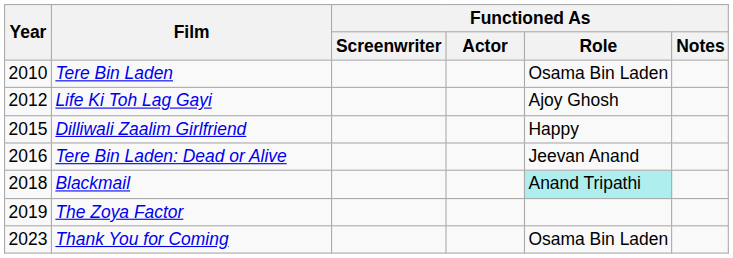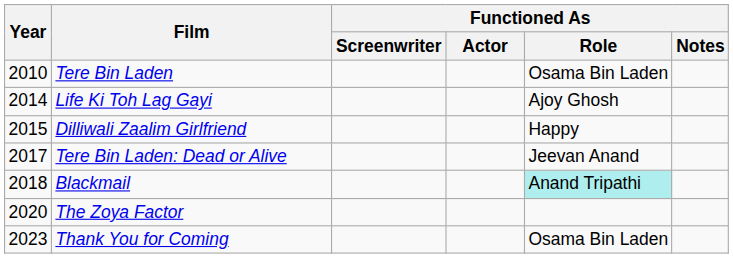(28, 101) 2012 -> (28, 101) 2014
(28, 156) 2016 -> (28, 156) 2017
(28, 211) 2019 -> (28, 211) 2020
